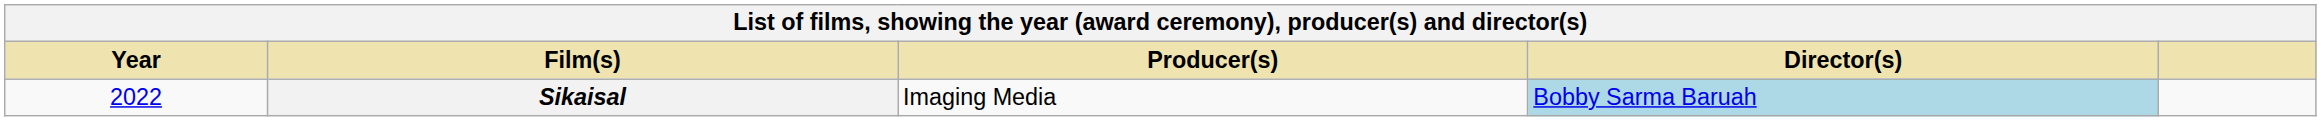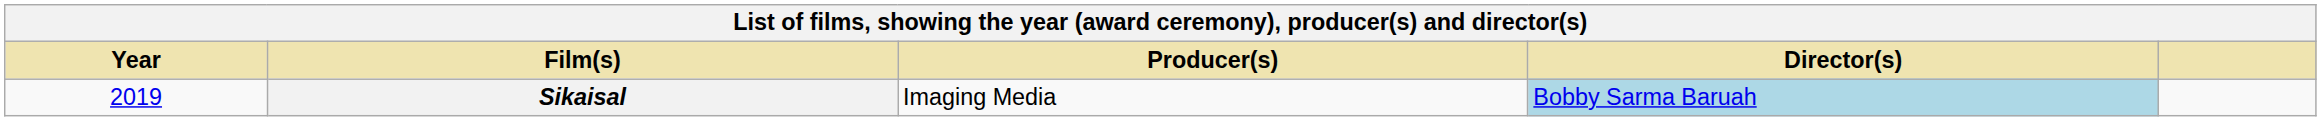(136, 97) 2022 -> (136, 97) 2019
